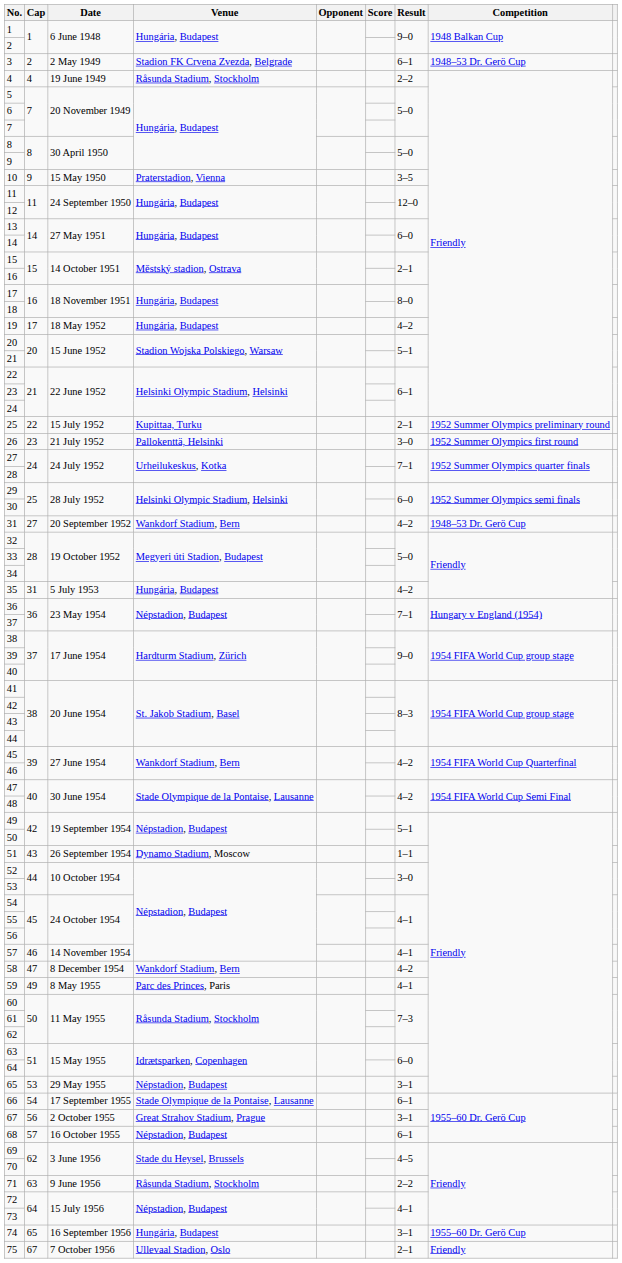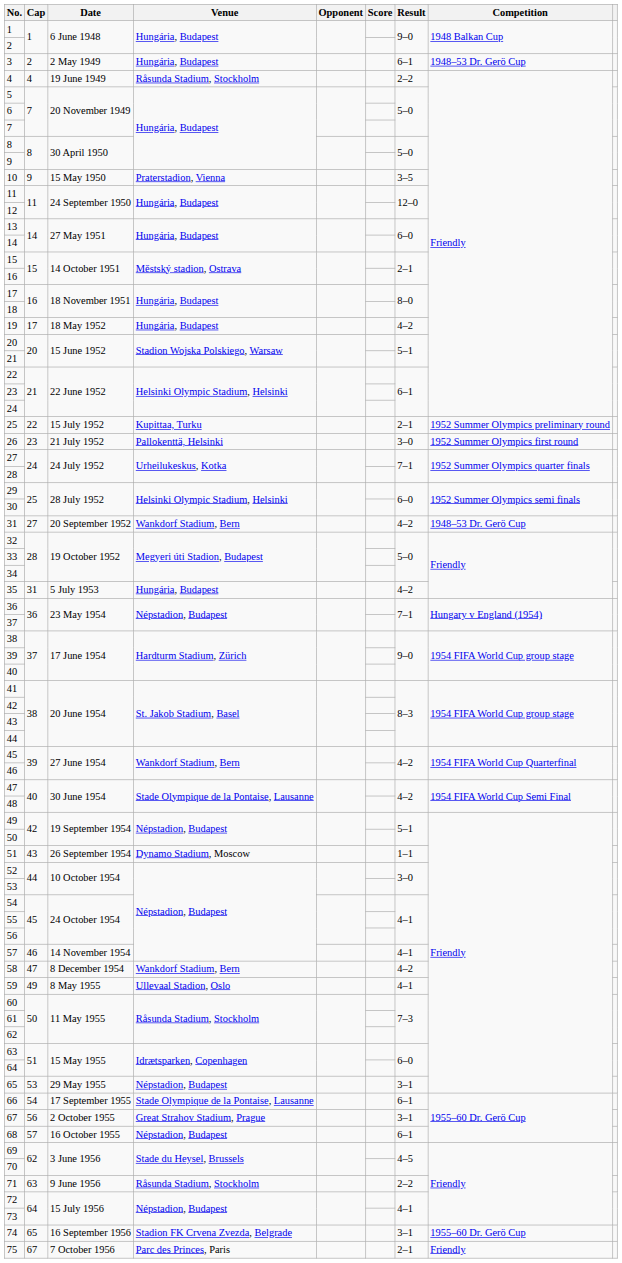(214, 62) Stadion FK Crvena Zvezda, Belgrade -> (177, 62) Hungária, Budapest
(183, 985) Parc des Princes, Paris -> (183, 985) Ullevaal Stadion, Oslo
(177, 1233) Hungária, Budapest -> (214, 1233) Stadion FK Crvena Zvezda, Belgrade
(183, 1249) Ullevaal Stadion, Oslo -> (183, 1249) Parc des Princes, Paris
